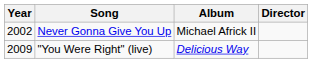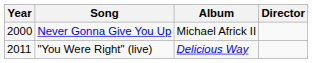(20, 31) 2002 -> (20, 31) 2000
(20, 49) 2009 -> (19, 49) 2011
